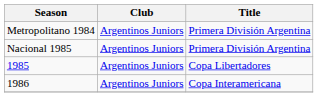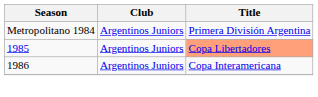- row: (39, 48)
(230, 65) no background -> (230, 48) lightsalmon background
